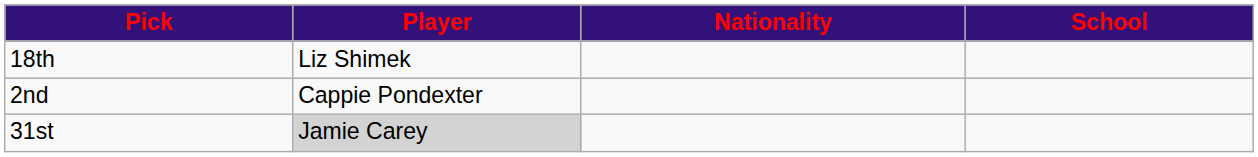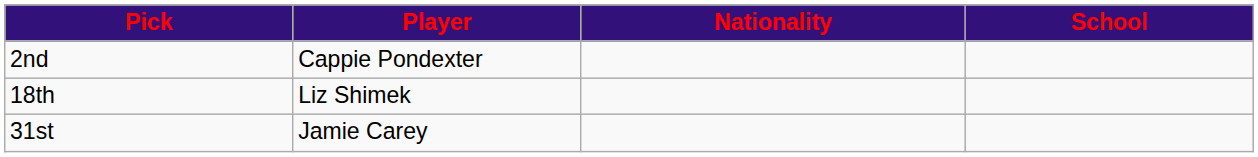rows swapped: (29, 95) <-> (32, 59)
(363, 132) lightgrey background -> (363, 132) no background
